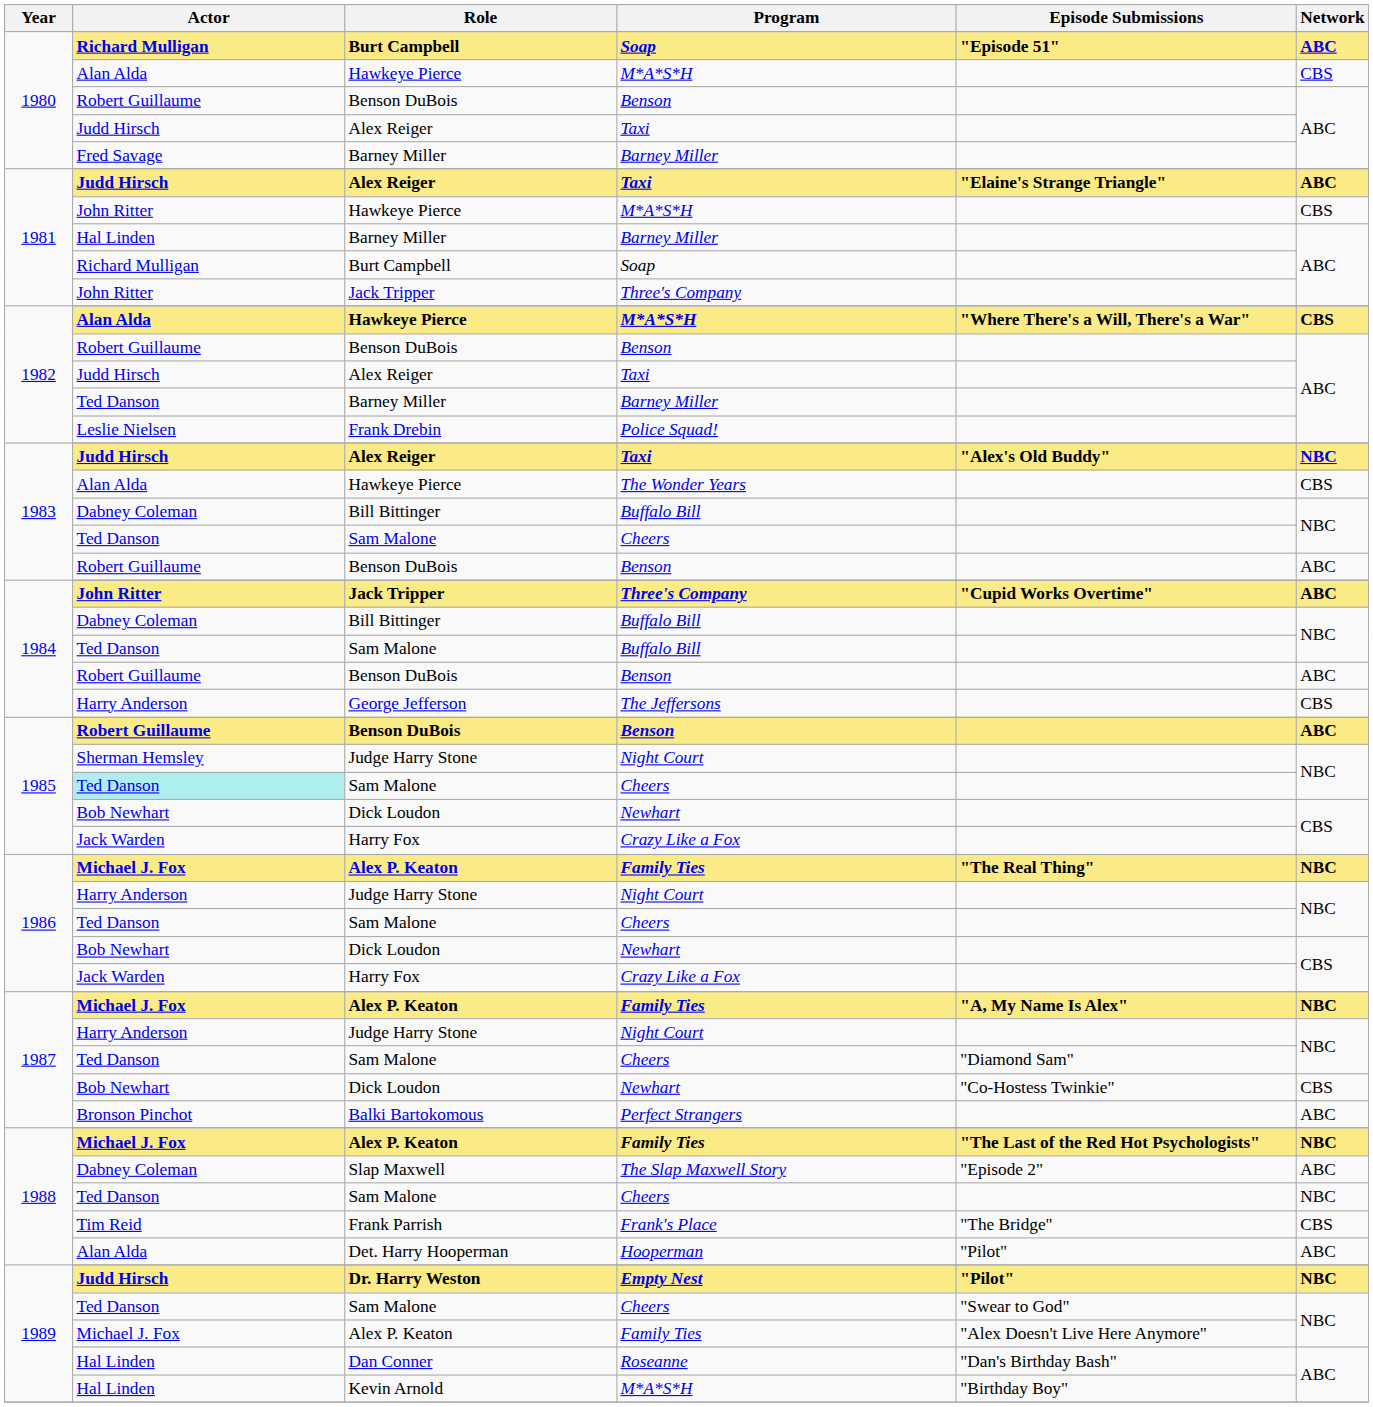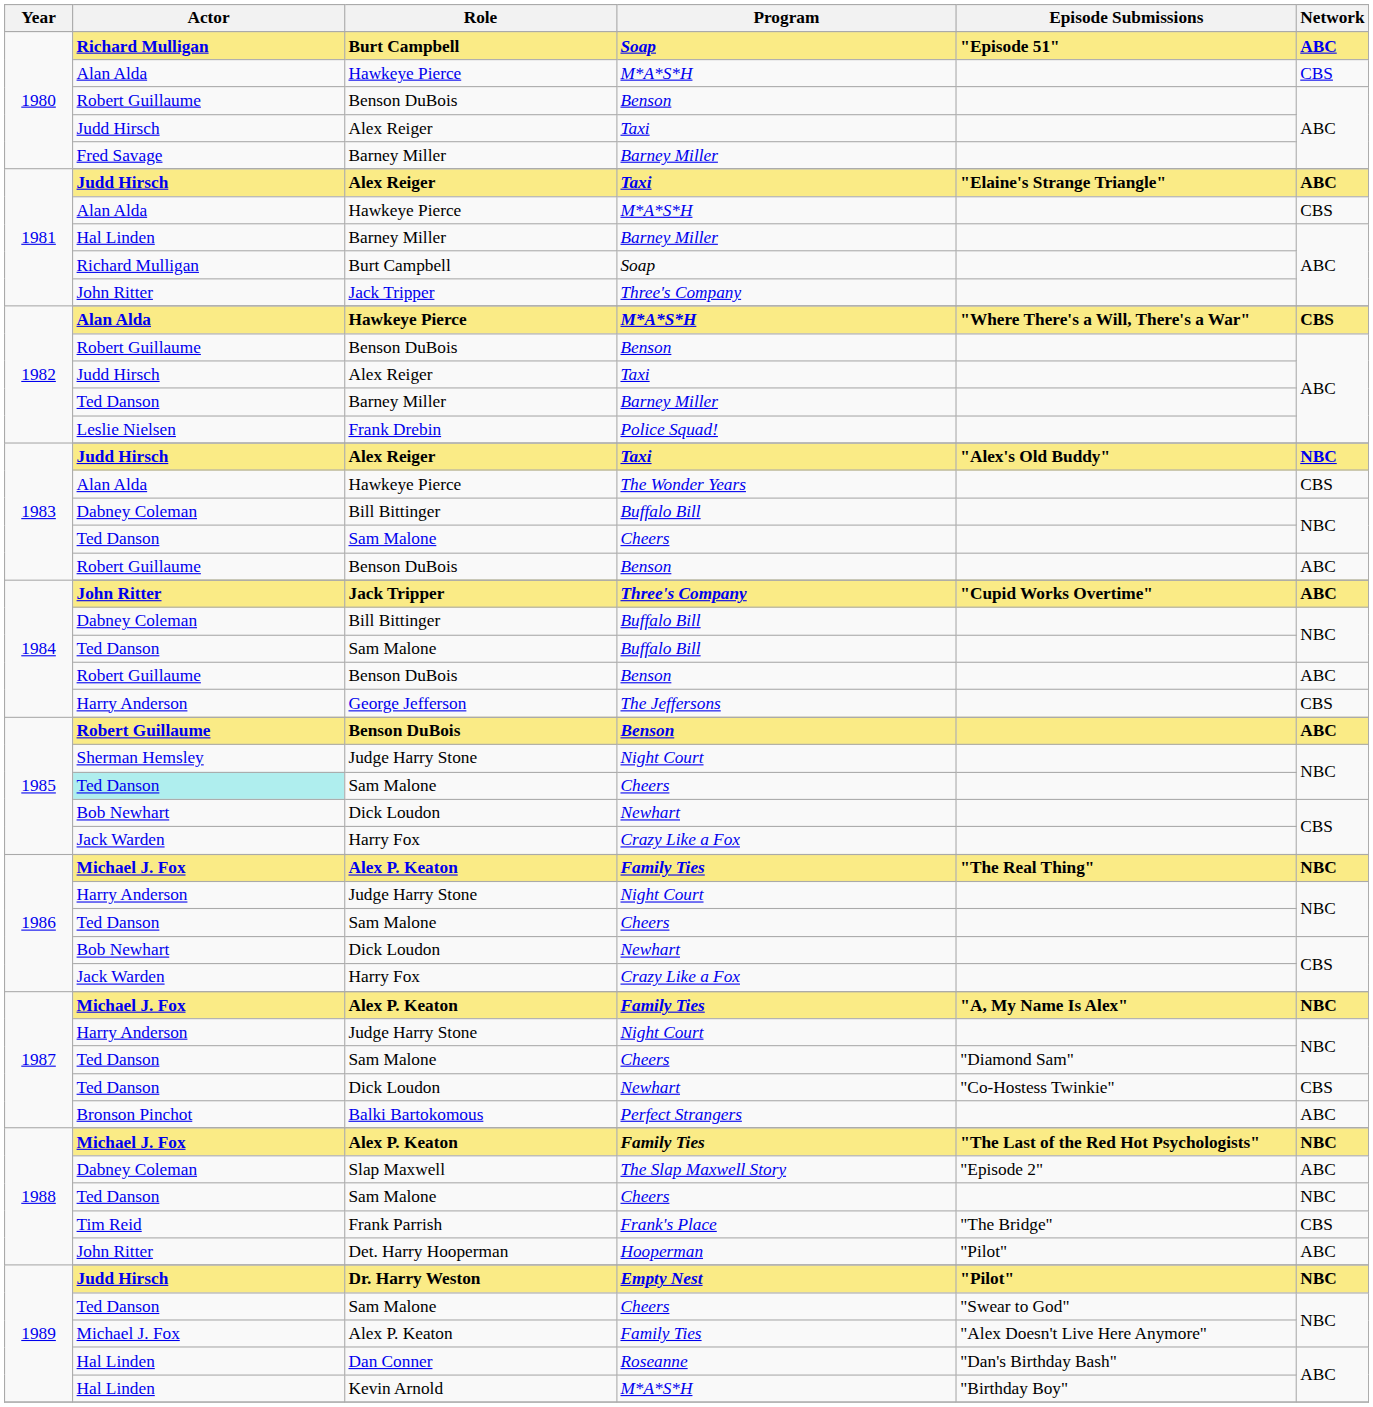(115, 210) John Ritter -> (112, 210) Alan Alda
(123, 1086) Bob Newhart -> (118, 1086) Ted Danson
(112, 1251) Alan Alda -> (115, 1251) John Ritter
